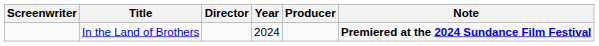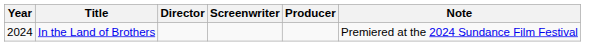columns swapped: (267, 13) <-> (42, 13)
(466, 31) bold -> (459, 31) normal
